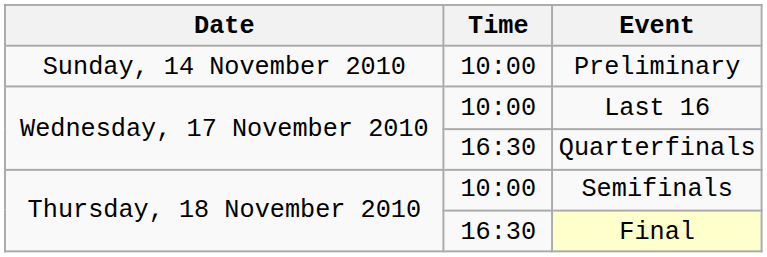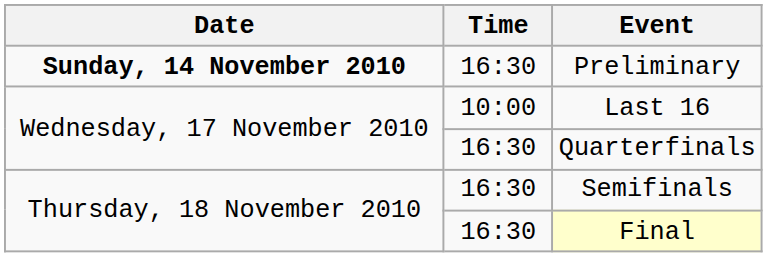(224, 67) normal -> (224, 67) bold
(498, 67) 10:00 -> (498, 67) 16:30
(498, 190) 10:00 -> (498, 190) 16:30
